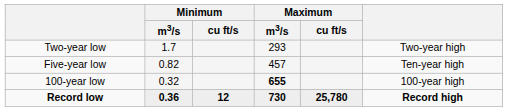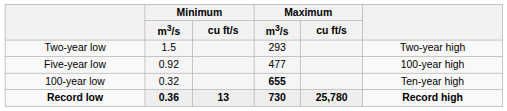(169, 48) 1.7 -> (169, 48) 1.5
(169, 65) 0.82 -> (169, 65) 0.92
(277, 65) 457 -> (277, 65) 477
(433, 65) Ten-year high -> (433, 65) 100-year high
(433, 81) 100-year high -> (433, 81) Ten-year high
(223, 98) 12 -> (223, 98) 13
